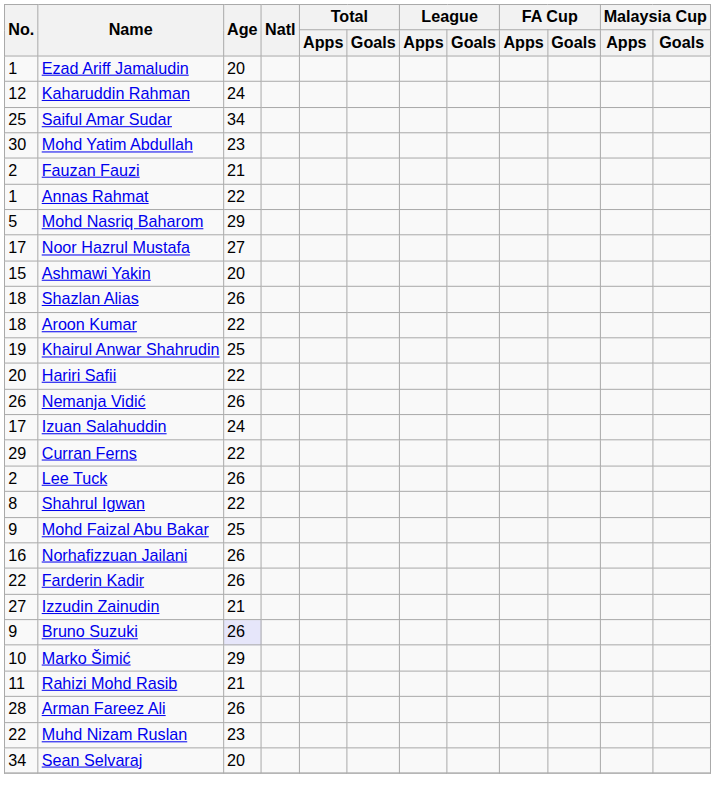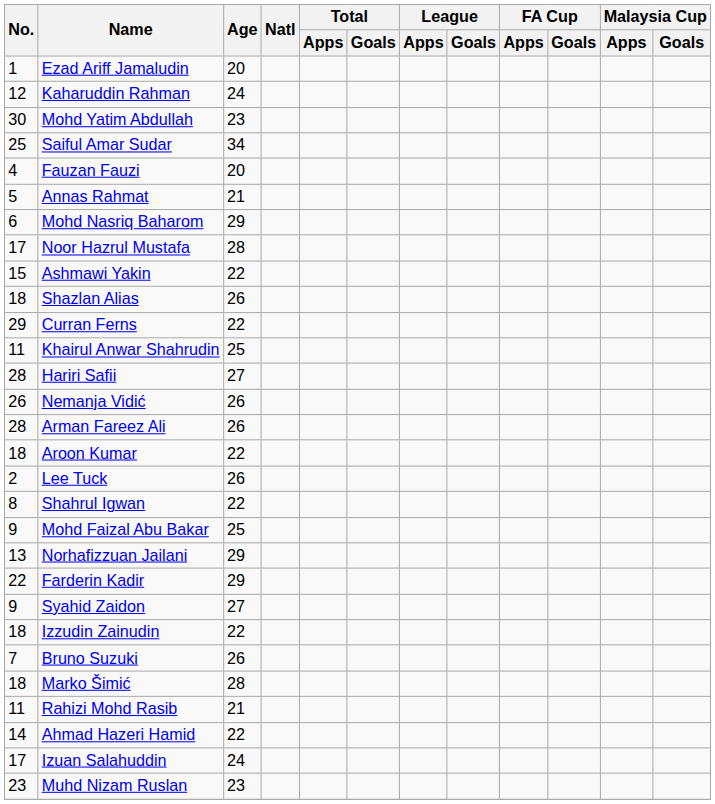rows swapped: (107, 119) <-> (117, 145)
(13, 171) 2 -> (13, 171) 4
(236, 171) 21 -> (236, 171) 20
(13, 196) 1 -> (13, 196) 5
(236, 196) 22 -> (236, 196) 21
(13, 222) 5 -> (13, 222) 6
(236, 247) 27 -> (236, 247) 28
(236, 273) 20 -> (236, 273) 22
rows swapped: (89, 324) <-> (89, 453)
(17, 350) 19 -> (17, 350) 11
(17, 376) 20 -> (17, 376) 28
(236, 376) 22 -> (236, 376) 27
rows swapped: (104, 709) <-> (104, 427)
(17, 555) 16 -> (17, 555) 13
(236, 555) 26 -> (236, 555) 29
(236, 581) 26 -> (236, 581) 29
+ row: (93, 606)
(17, 606) 27 -> (17, 632) 18
(236, 606) 21 -> (236, 632) 22
(13, 632) 9 -> (13, 658) 7
(236, 632) lavender background -> (236, 658) no background
(17, 658) 10 -> (17, 683) 18
(236, 658) 29 -> (236, 683) 28
+ row: (119, 734)
(17, 734) 22 -> (17, 786) 23
- row: (92, 760)
